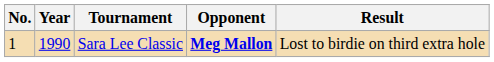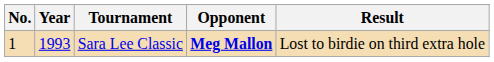(55, 43) 1990 -> (55, 43) 1993
